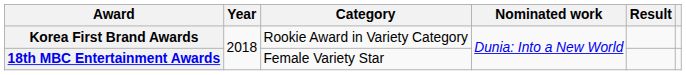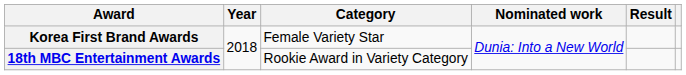(366, 37) Rookie Award in Variety Category -> (324, 37) Female Variety Star
(324, 59) Female Variety Star -> (366, 59) Rookie Award in Variety Category
